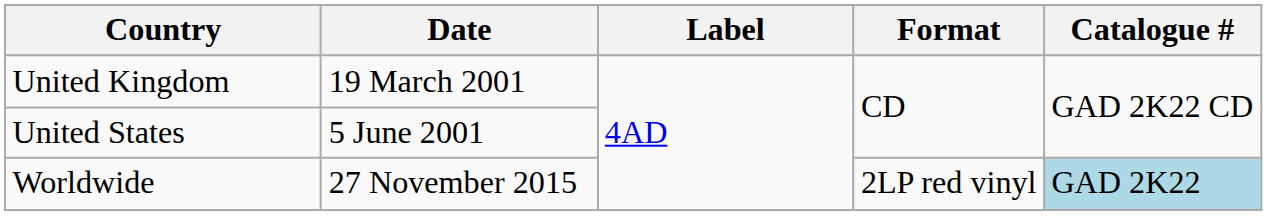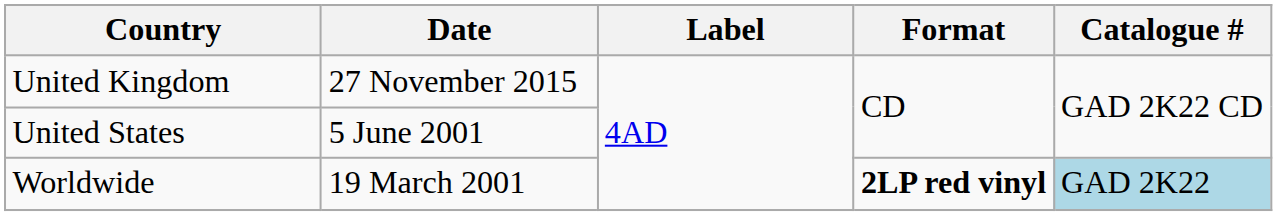(427, 81) 19 March 2001 -> (453, 81) 27 November 2015
(453, 183) 27 November 2015 -> (427, 183) 19 March 2001
(949, 183) normal -> (954, 183) bold
